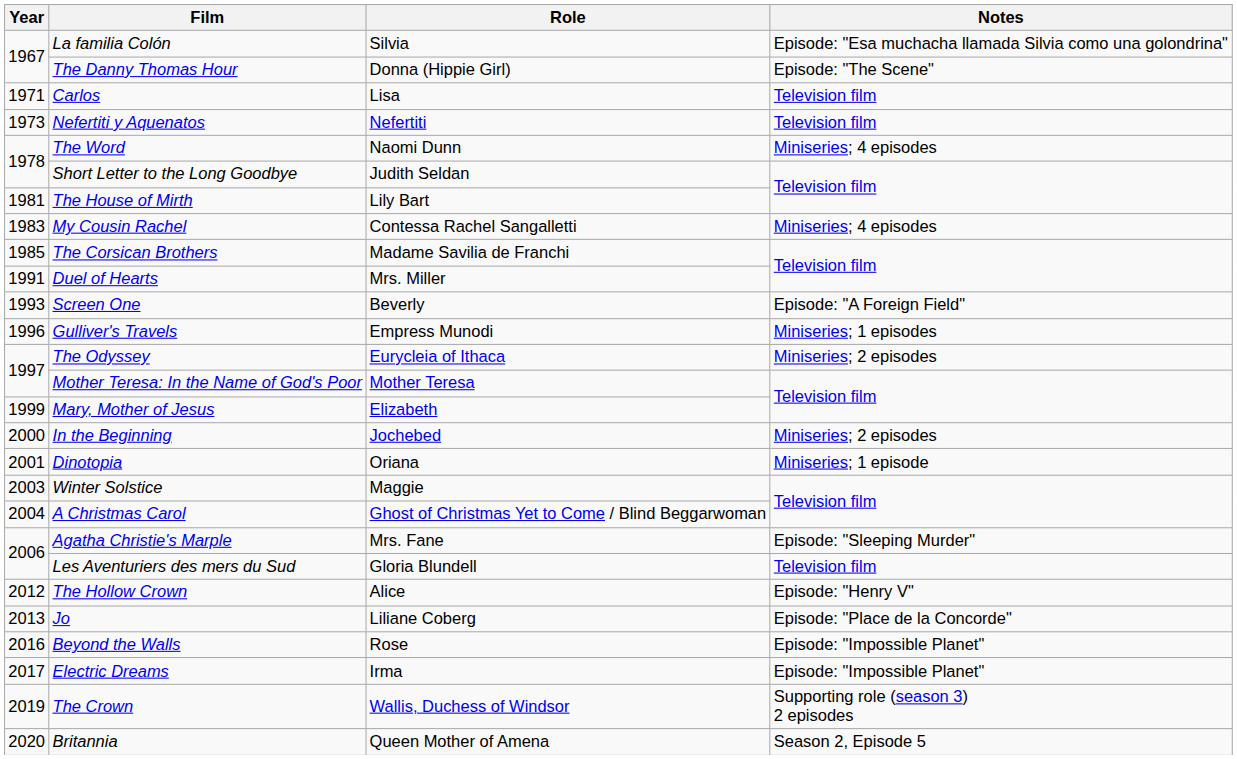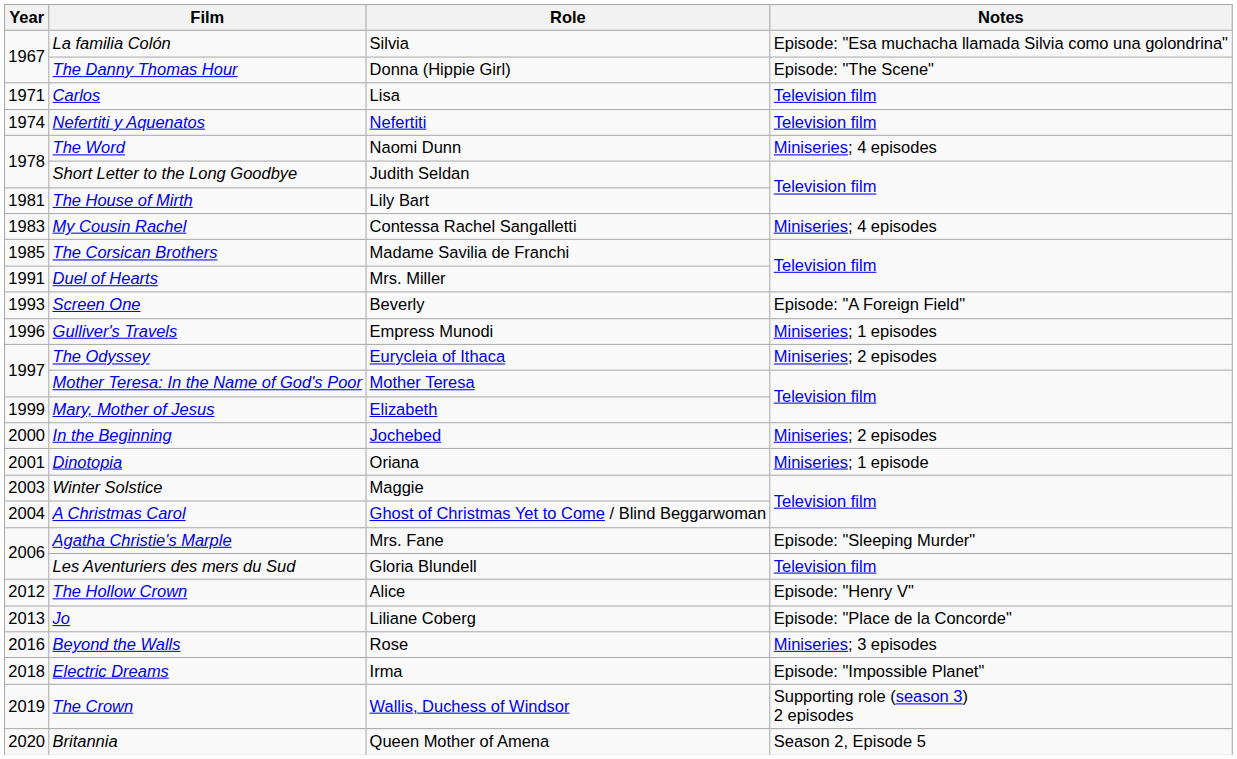(27, 122) 1973 -> (27, 122) 1974
(879, 644) Episode: "Impossible Planet" -> (855, 644) Miniseries; 3 episodes
(27, 670) 2017 -> (27, 670) 2018
